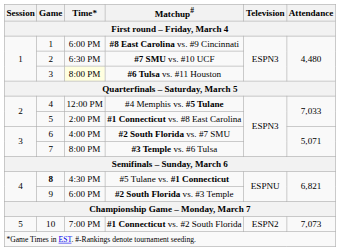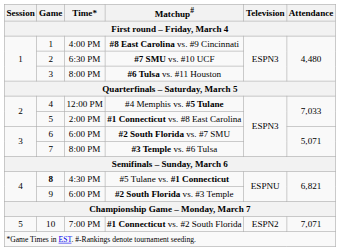(85, 44) 6:00 PM -> (85, 44) 4:00 PM
(85, 74) lightyellow background -> (85, 74) no background
(85, 134) 4:00 PM -> (85, 134) 6:00 PM
(311, 224) 7,073 -> (311, 224) 7,071
